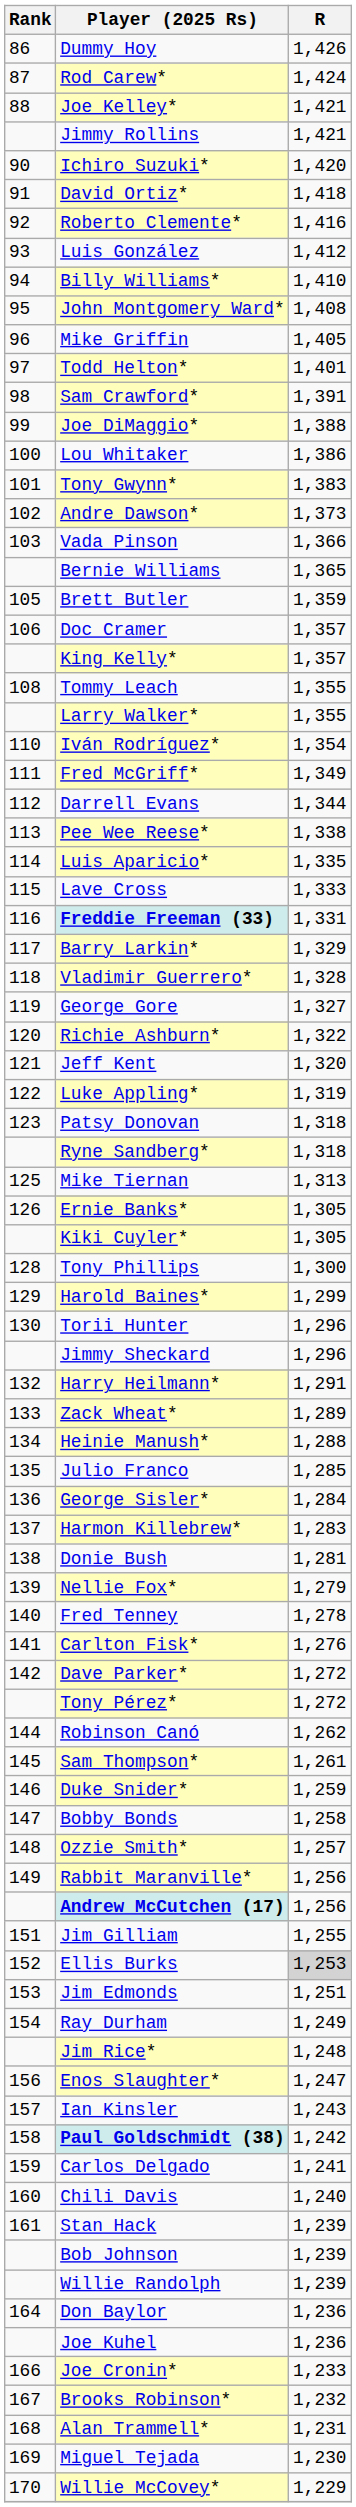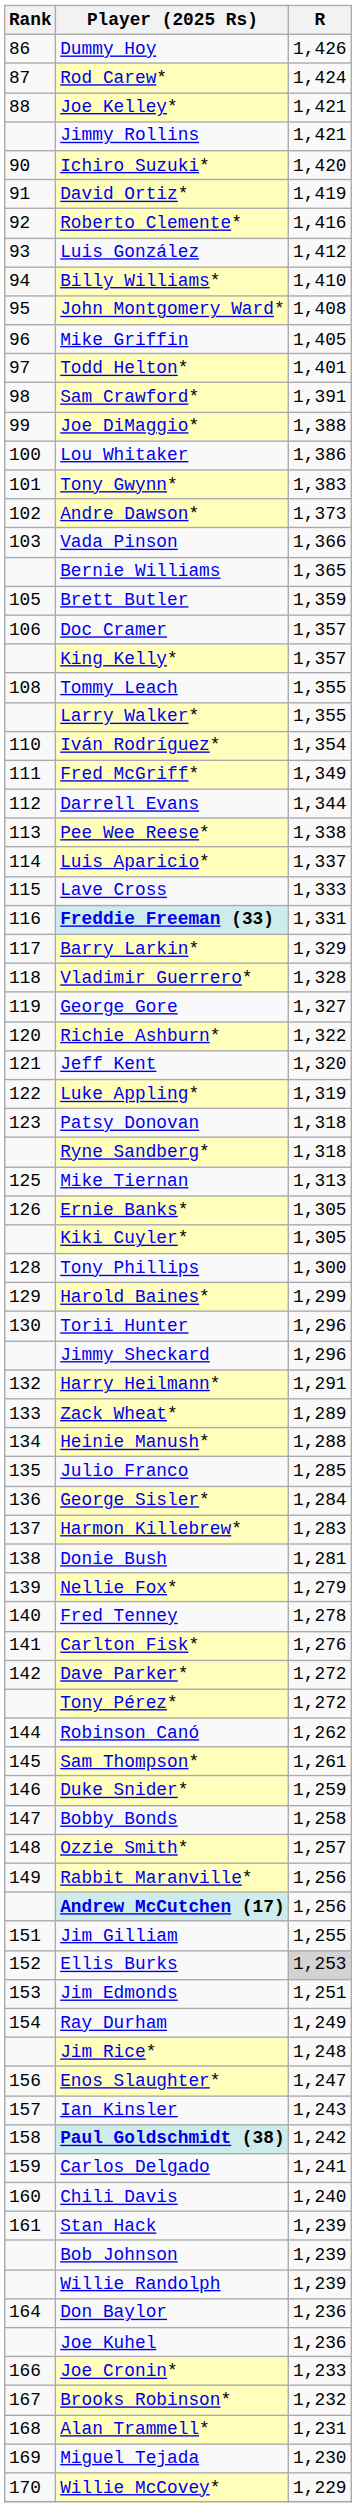(320, 194) 1,418 -> (320, 194) 1,419
(320, 862) 1,335 -> (320, 862) 1,337
